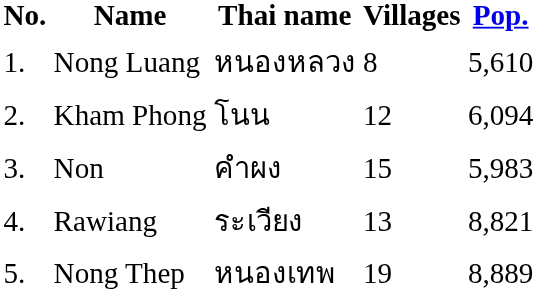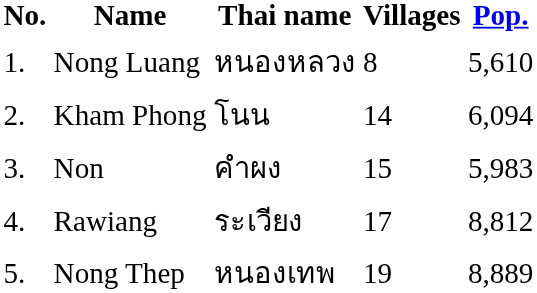(378, 114) 12 -> (378, 114) 14
(378, 220) 13 -> (378, 220) 17
(501, 220) 8,821 -> (501, 220) 8,812
